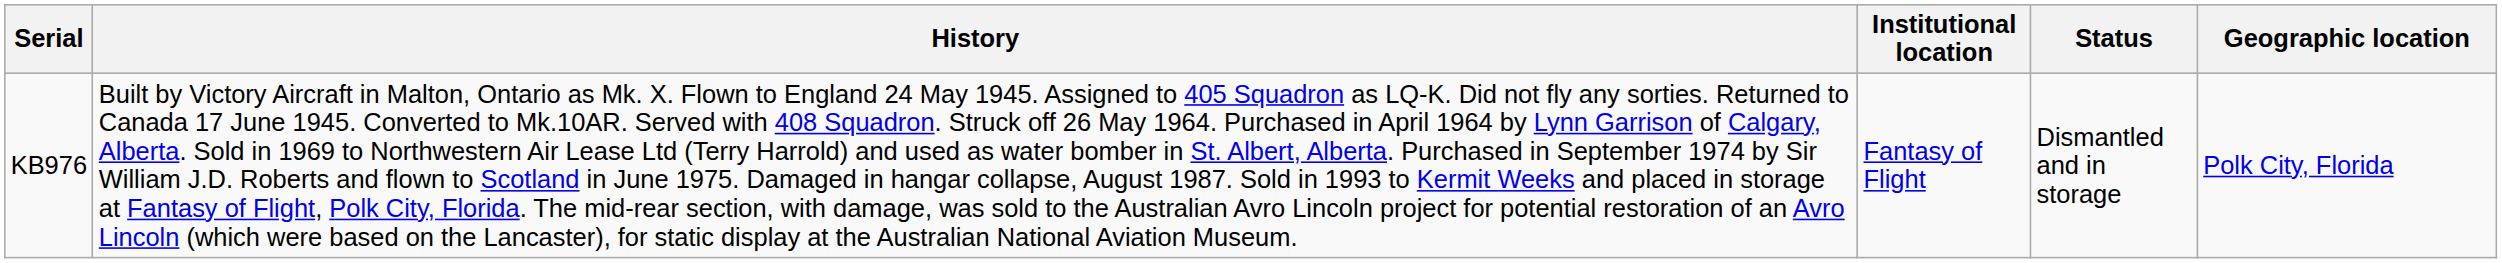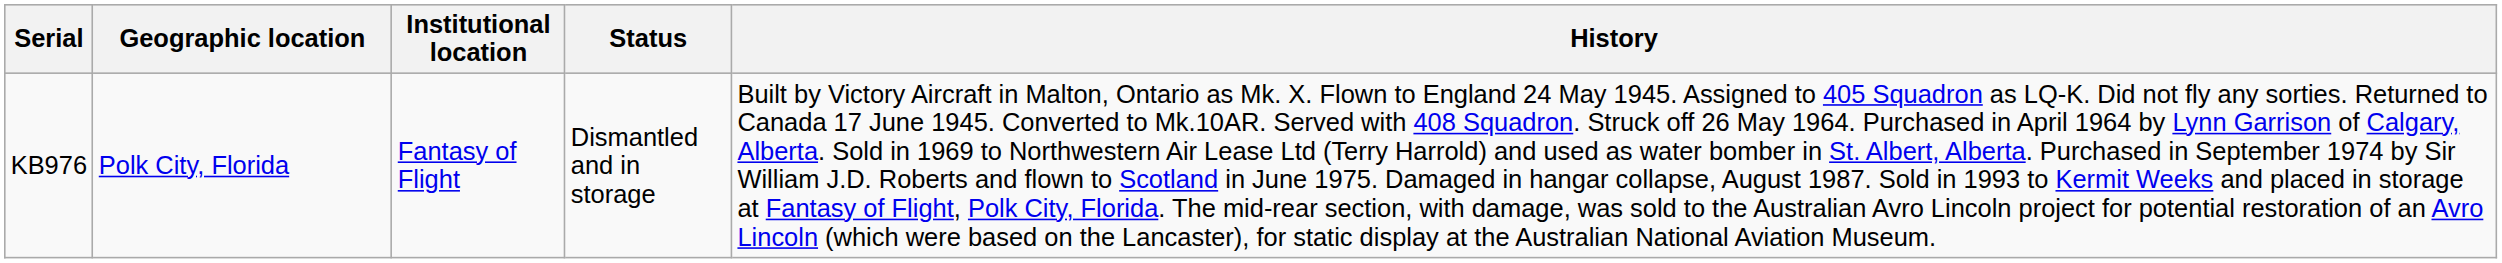columns swapped: (2347, 38) <-> (975, 38)
